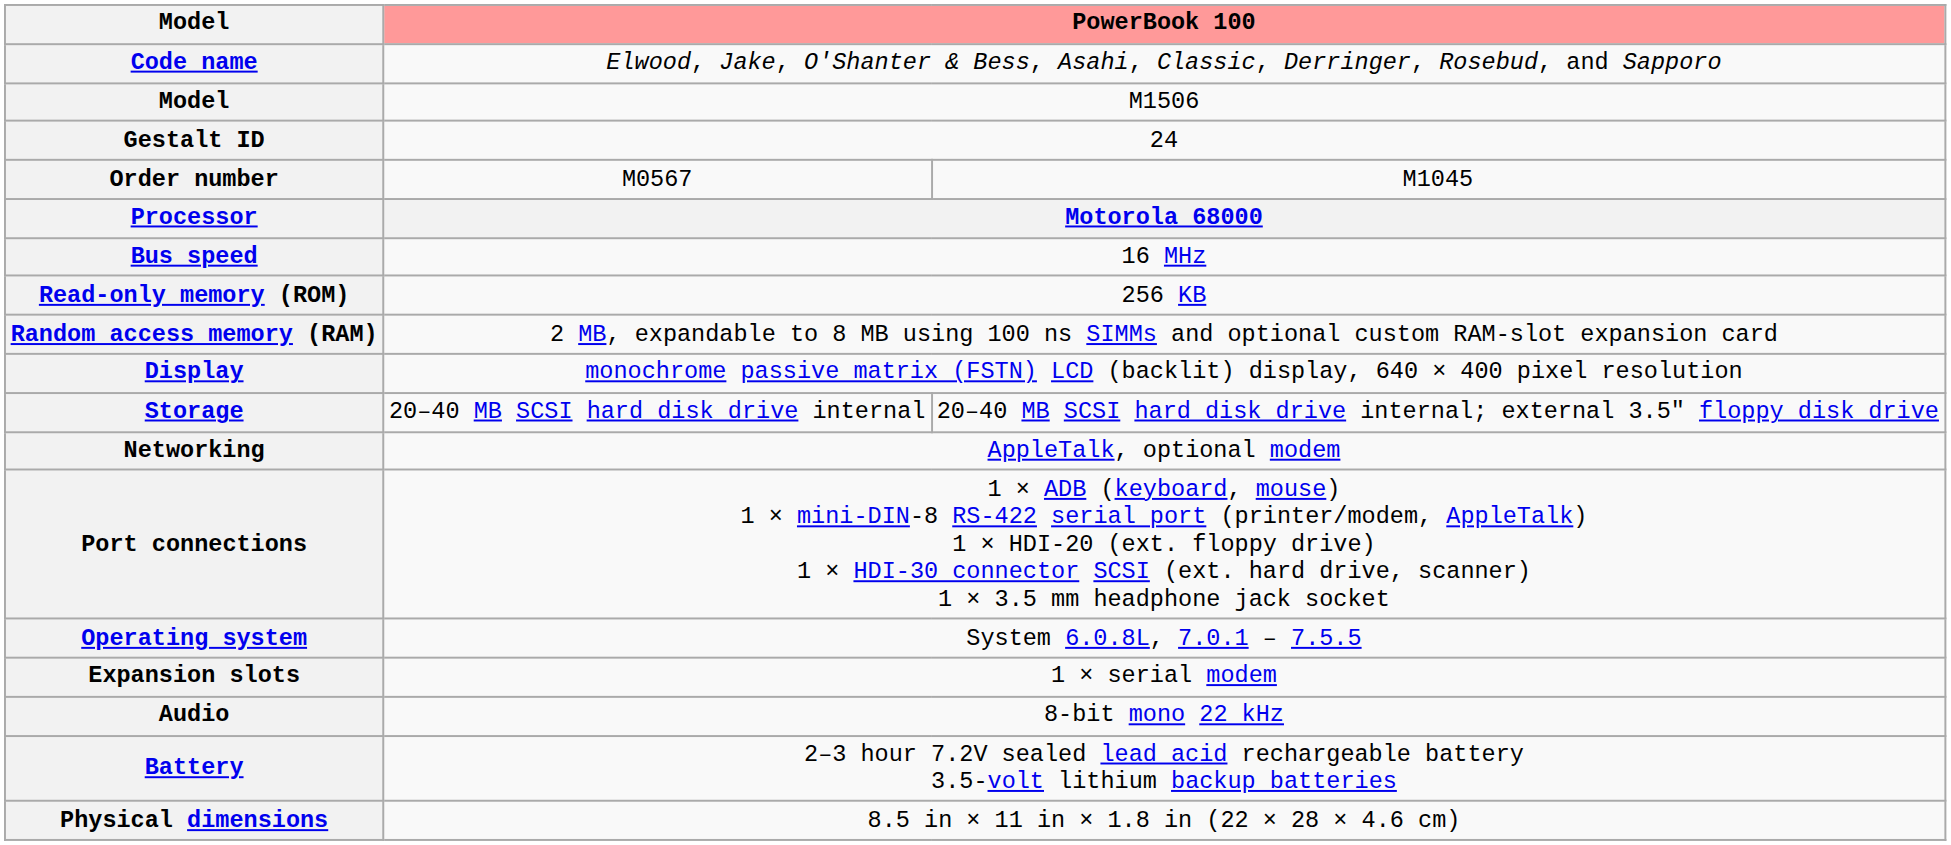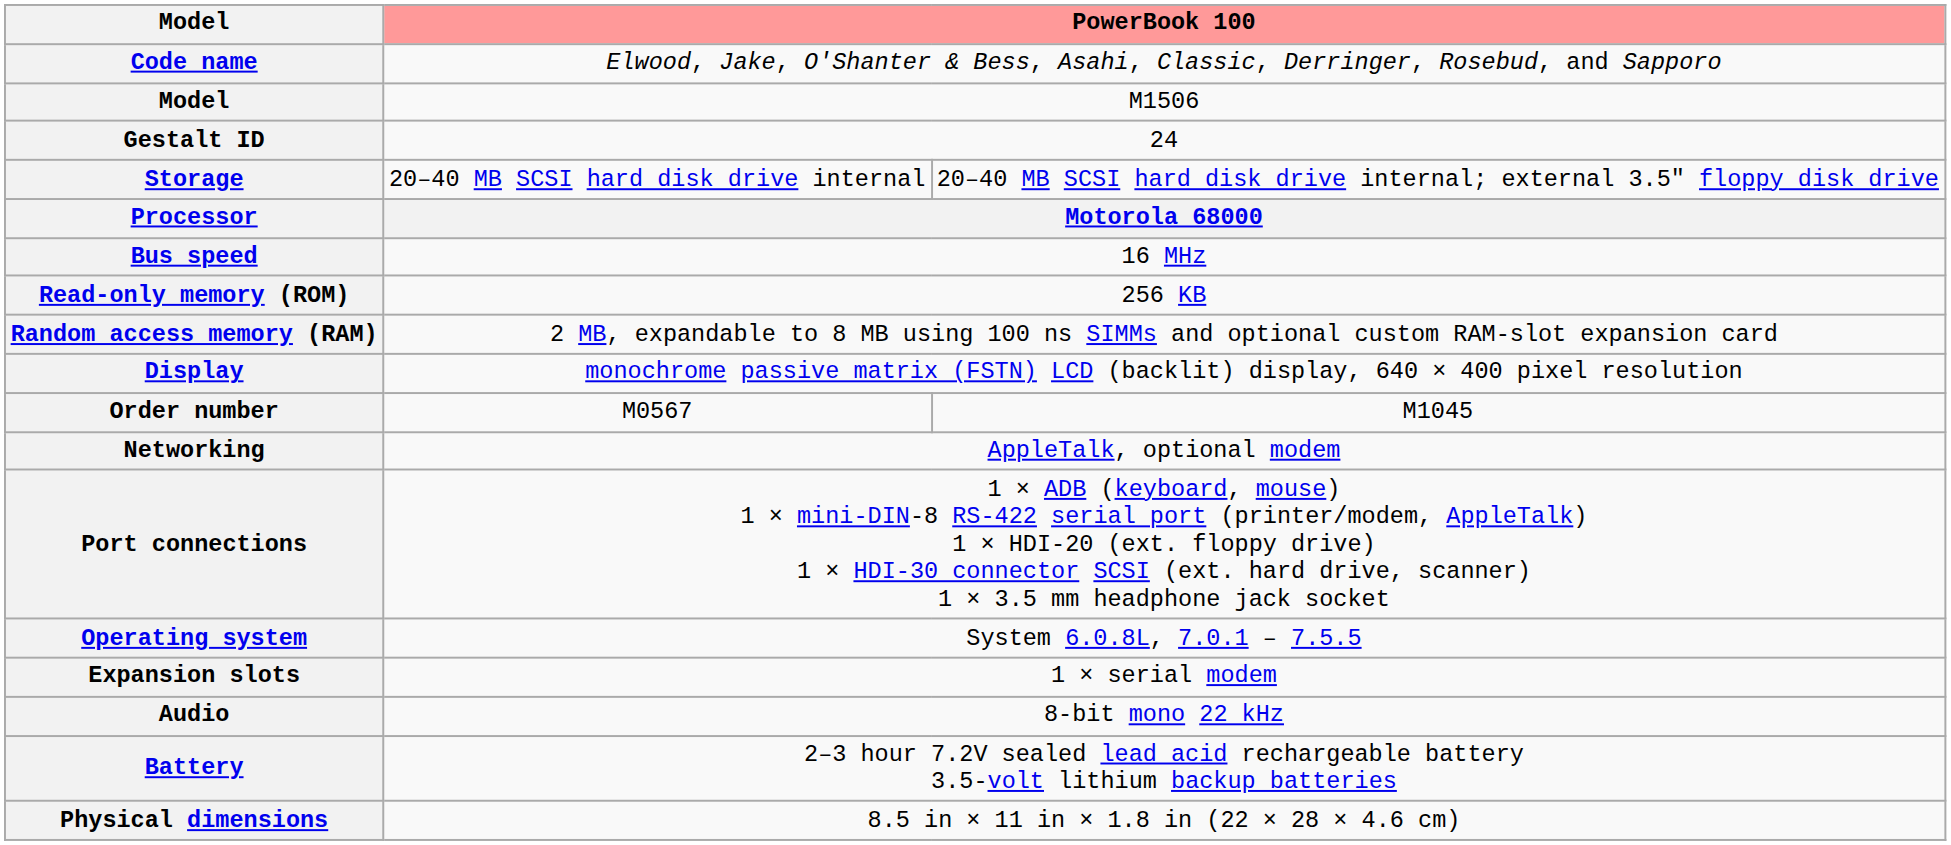rows swapped: (194, 179) <-> (194, 412)
